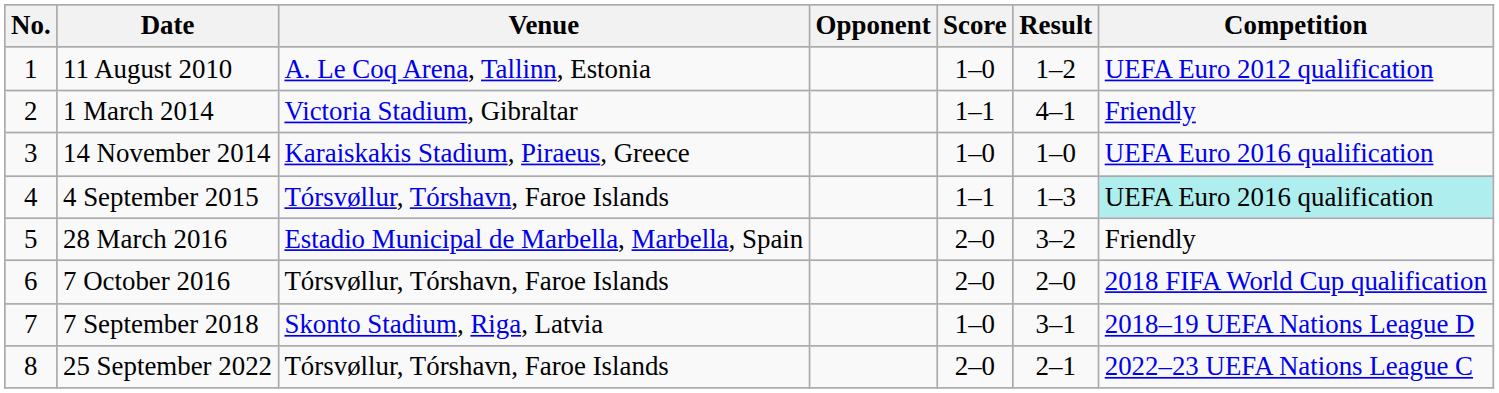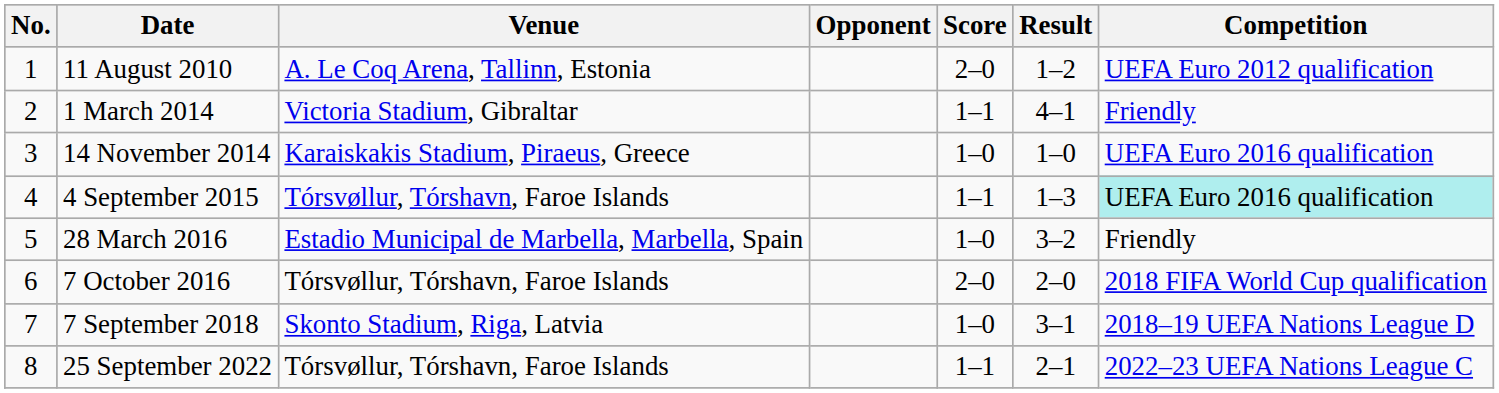(975, 68) 1–0 -> (975, 68) 2–0
(975, 238) 2–0 -> (975, 238) 1–0
(975, 366) 2–0 -> (975, 366) 1–1
